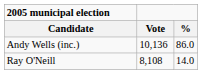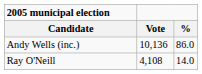(151, 61) 8,108 -> (151, 61) 4,108
